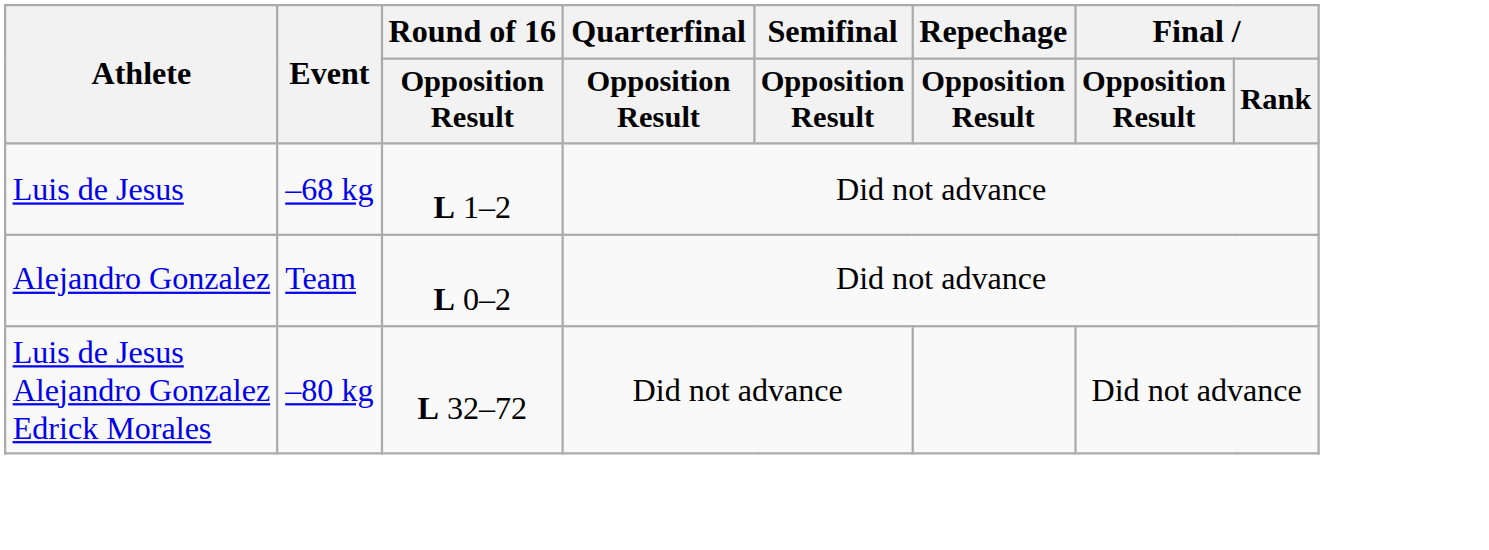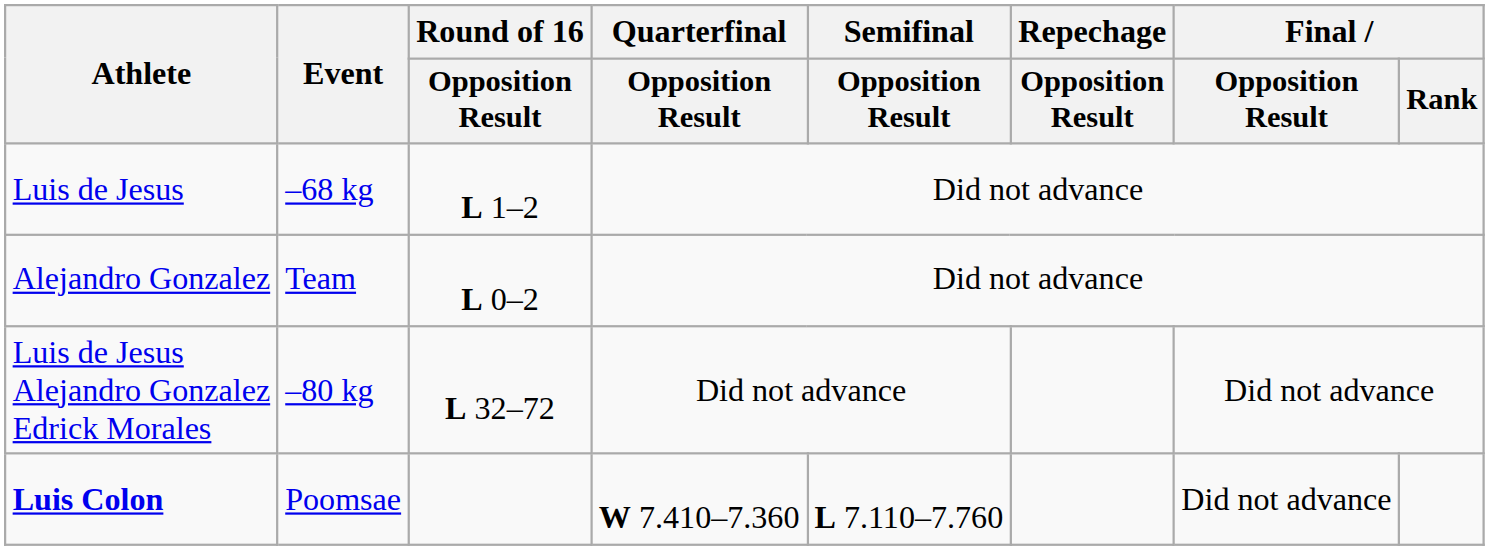+ row: (88, 499)
